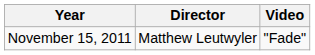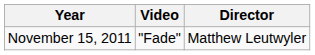columns swapped: (285, 15) <-> (198, 15)
